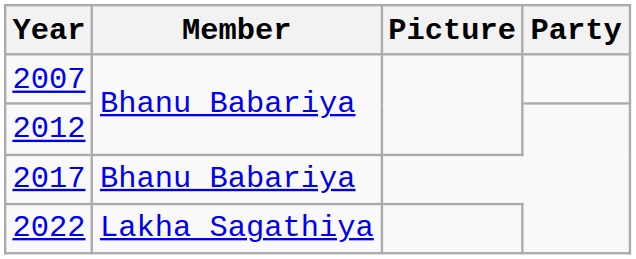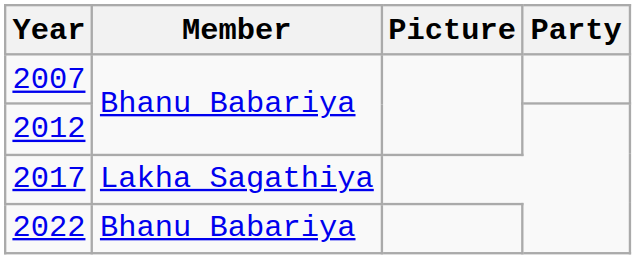(228, 179) Bhanu Babariya -> (237, 179) Lakha Sagathiya
(237, 228) Lakha Sagathiya -> (228, 228) Bhanu Babariya
